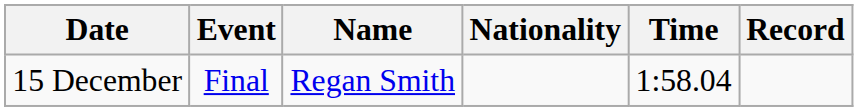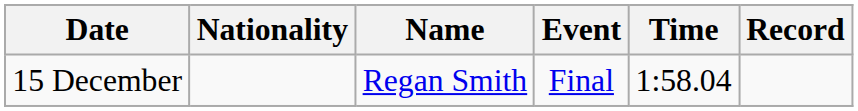columns swapped: (236, 29) <-> (545, 29)
